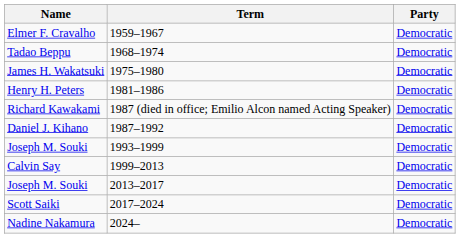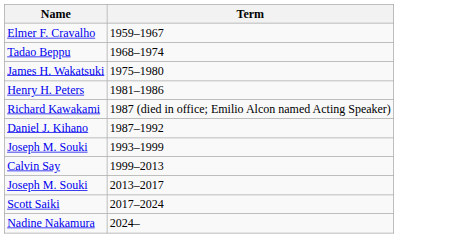- column: (424, 14)
